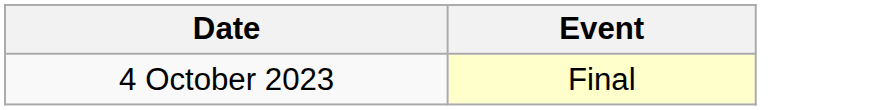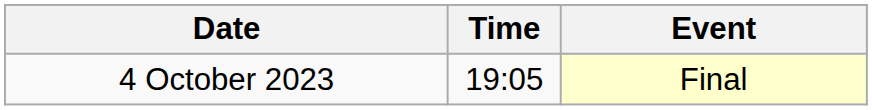+ column: (504, 29)
